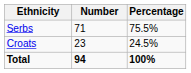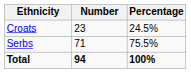rows swapped: (20, 28) <-> (21, 44)
